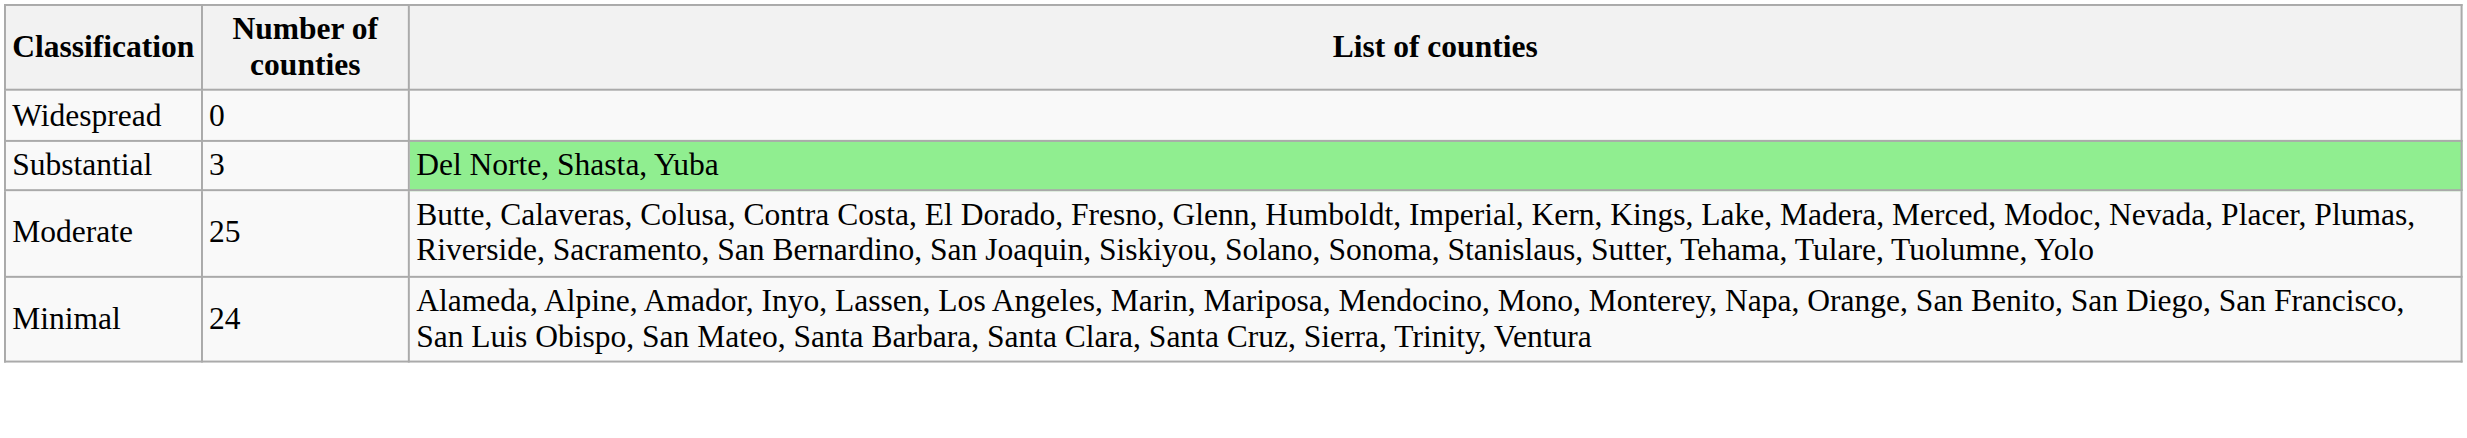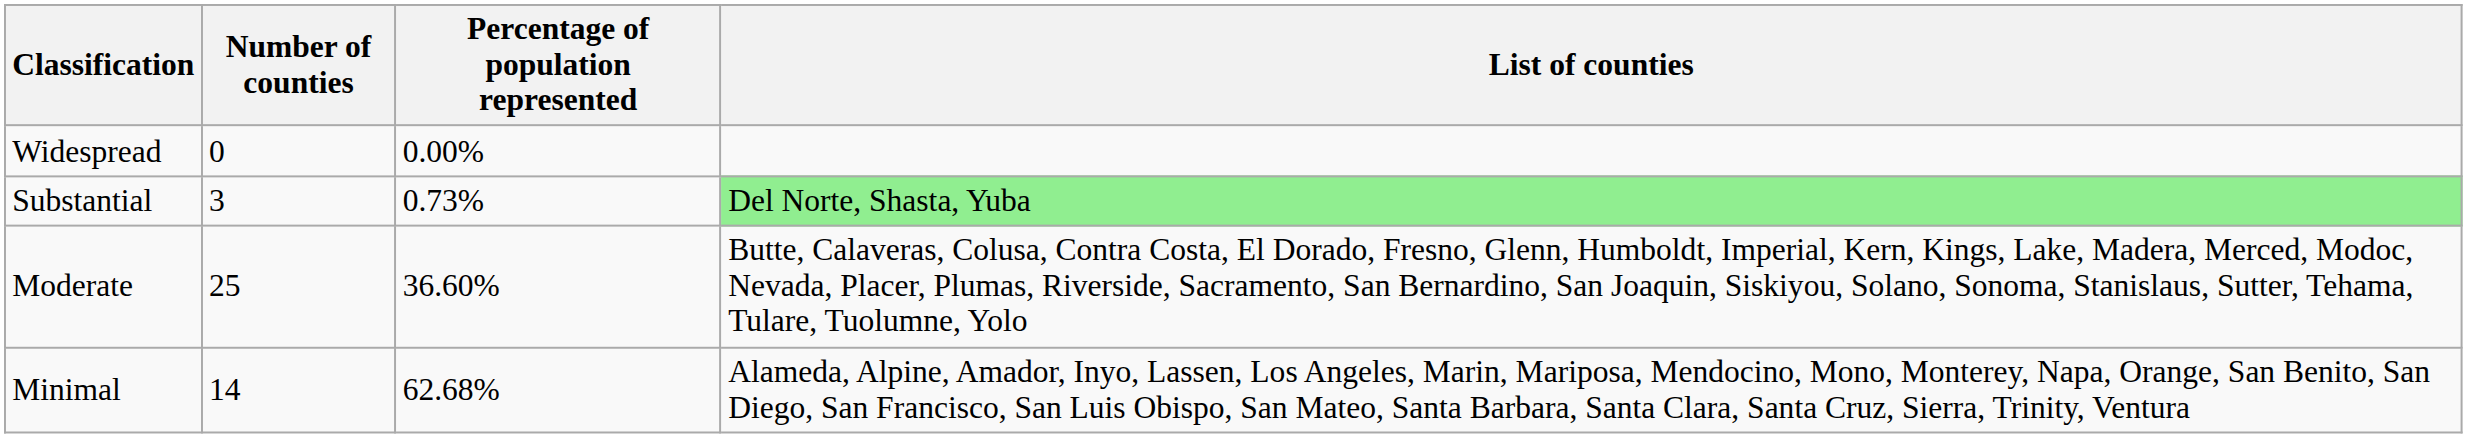+ column: (558, 64)
(225, 318) 24 -> (225, 389) 14
